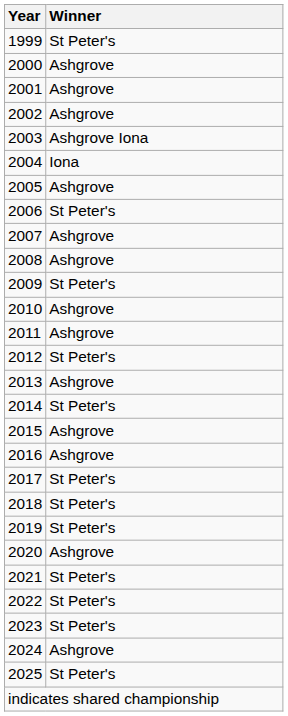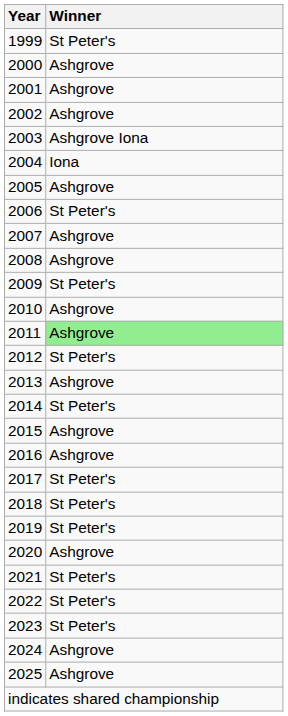(82, 333) no background -> (82, 333) lightgreen background
(82, 674) St Peter's -> (82, 674) Ashgrove
